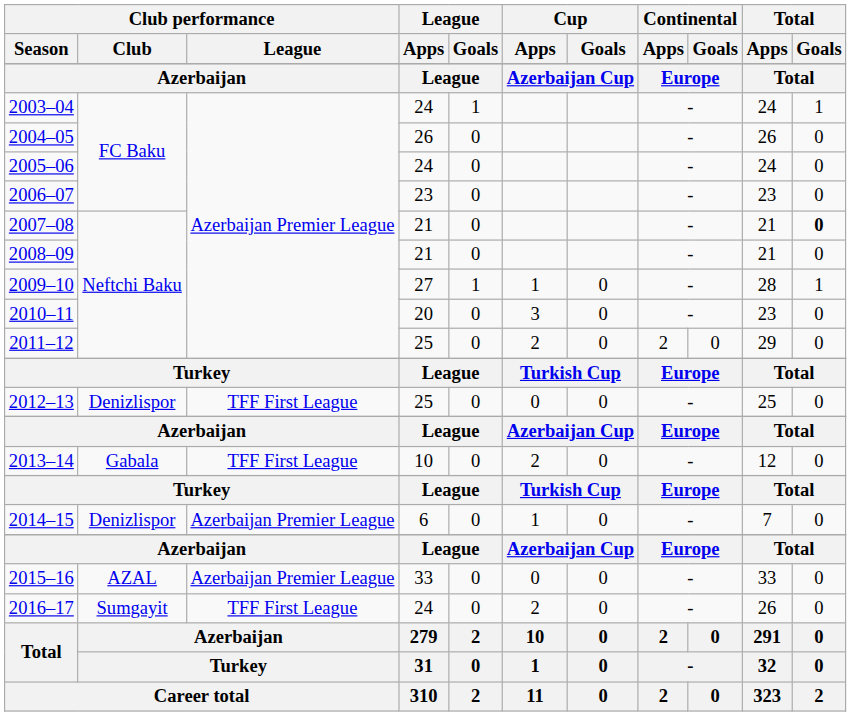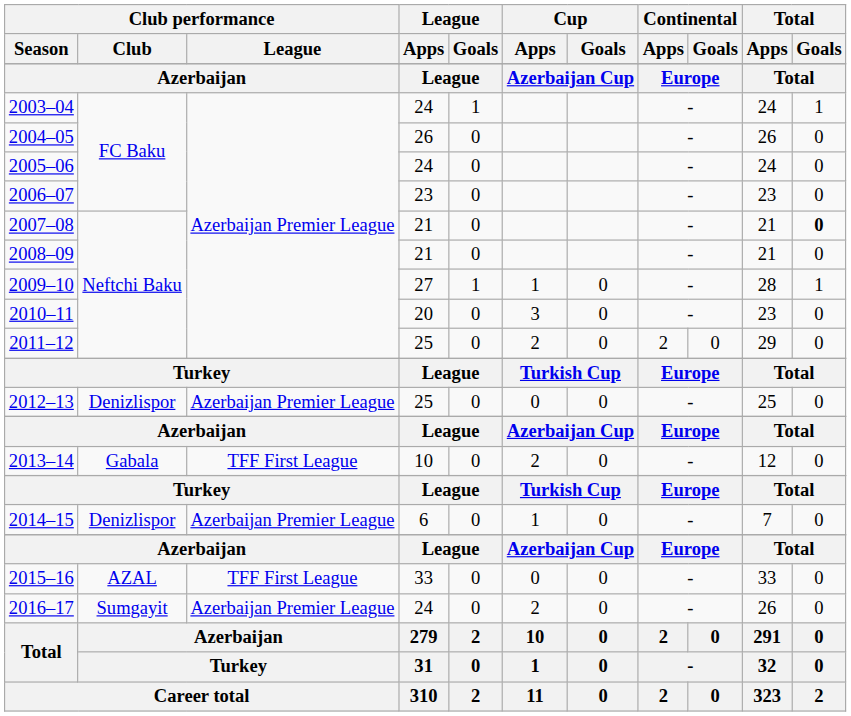(292, 401) TFF First League -> (292, 401) Azerbaijan Premier League
(292, 578) Azerbaijan Premier League -> (292, 578) TFF First League
(292, 607) TFF First League -> (292, 607) Azerbaijan Premier League
